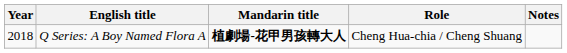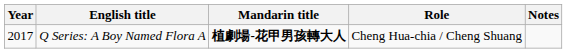(20, 36) 2018 -> (20, 36) 2017
